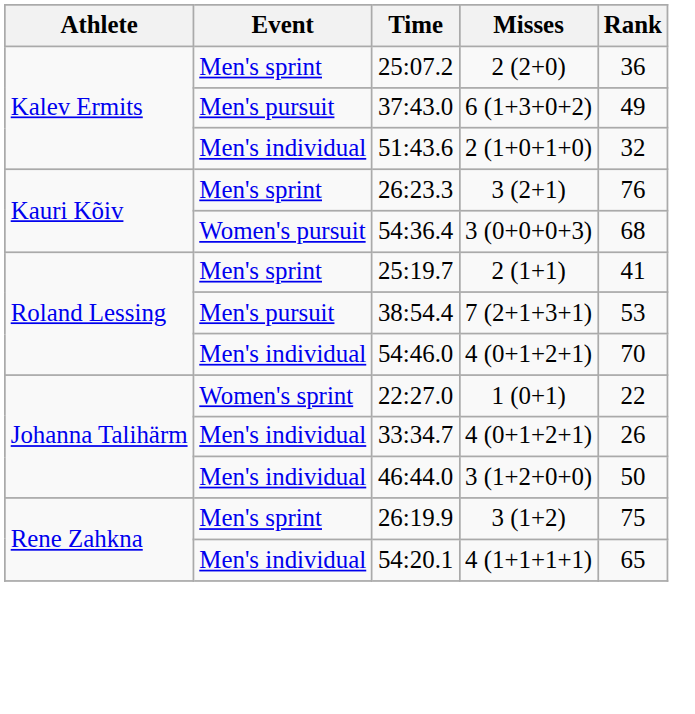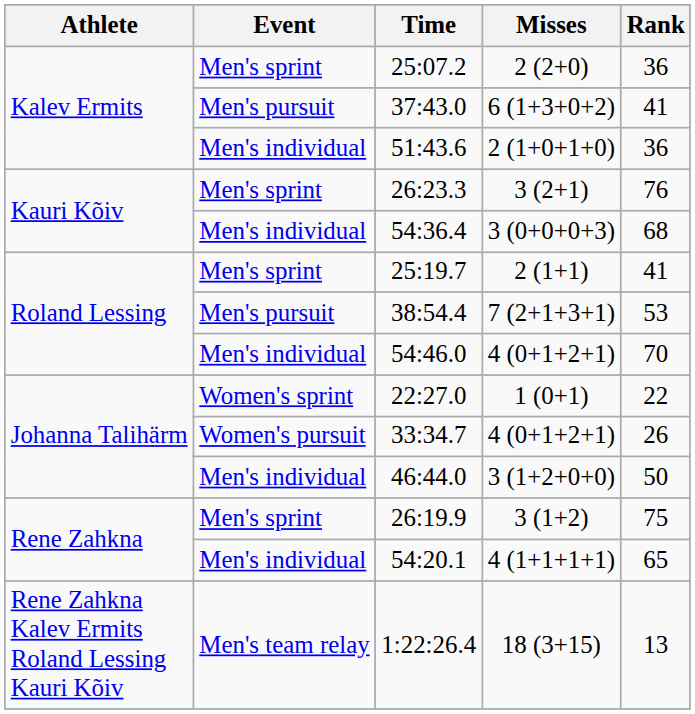(633, 107) 49 -> (656, 107) 41
(633, 148) 32 -> (656, 148) 36
(282, 230) Women's pursuit -> (283, 230) Men's individual
(283, 436) Men's individual -> (282, 436) Women's pursuit
+ row: (429, 644)
